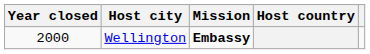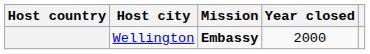columns swapped: (306, 16) <-> (53, 16)
